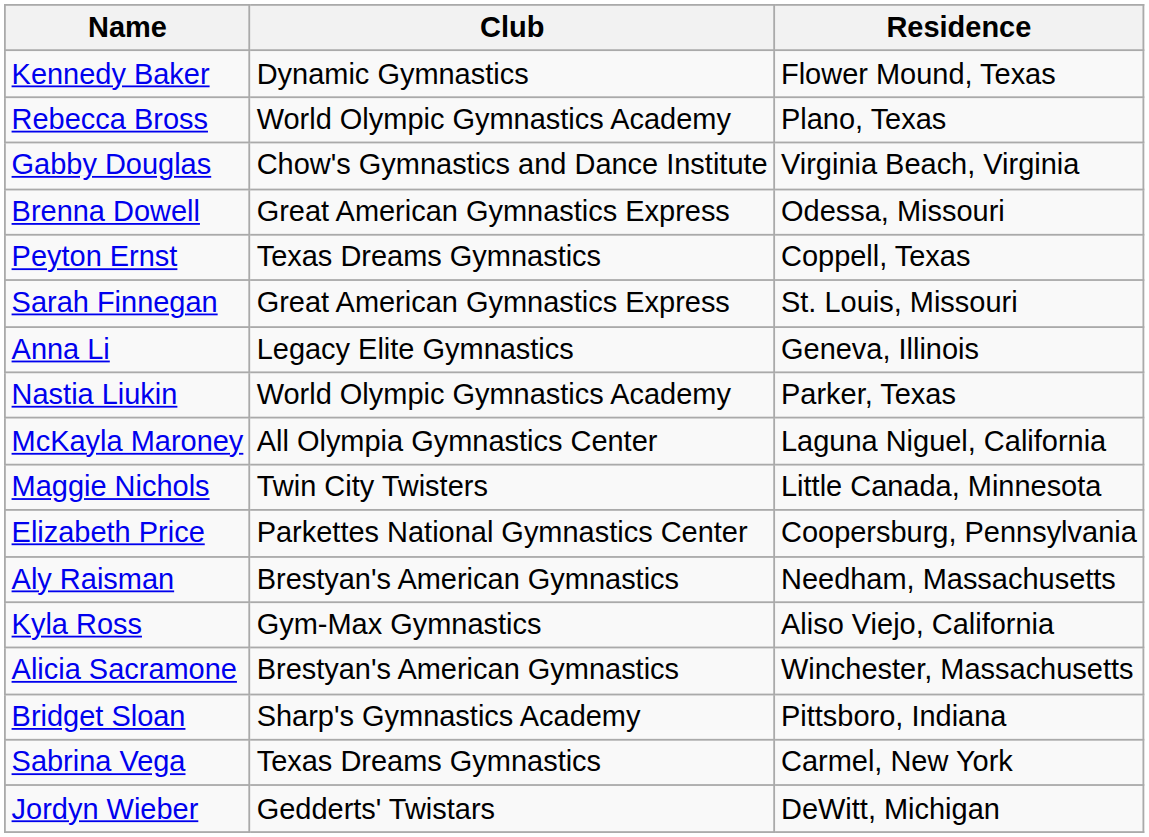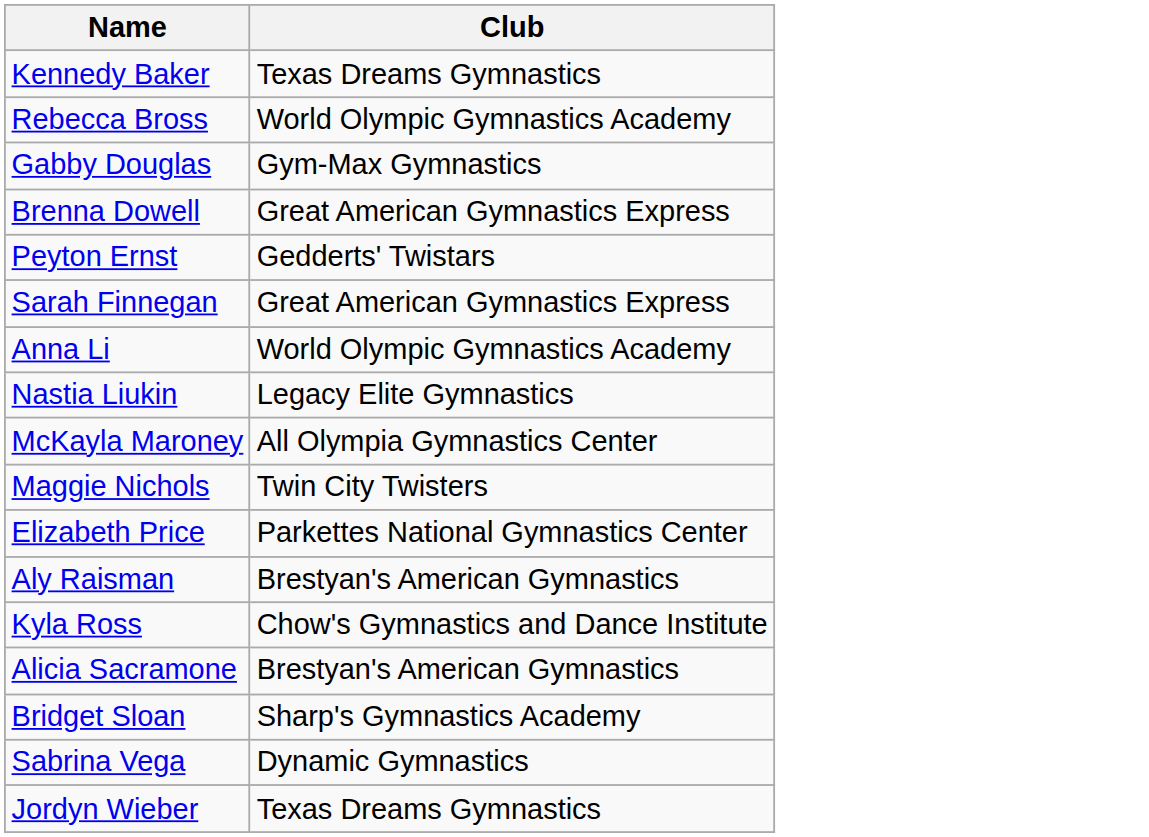- column: (959, 27)
(393, 73) Dynamic Gymnastics -> (429, 73) Texas Dreams Gymnastics
(512, 165) Chow's Gymnastics and Dance Institute -> (399, 165) Gym-Max Gymnastics
(429, 257) Texas Dreams Gymnastics -> (376, 257) Gedderts' Twistars
(415, 348) Legacy Elite Gymnastics -> (494, 348) World Olympic Gymnastics Academy
(494, 394) World Olympic Gymnastics Academy -> (415, 394) Legacy Elite Gymnastics
(399, 624) Gym-Max Gymnastics -> (512, 624) Chow's Gymnastics and Dance Institute
(429, 762) Texas Dreams Gymnastics -> (393, 762) Dynamic Gymnastics
(376, 808) Gedderts' Twistars -> (429, 808) Texas Dreams Gymnastics
